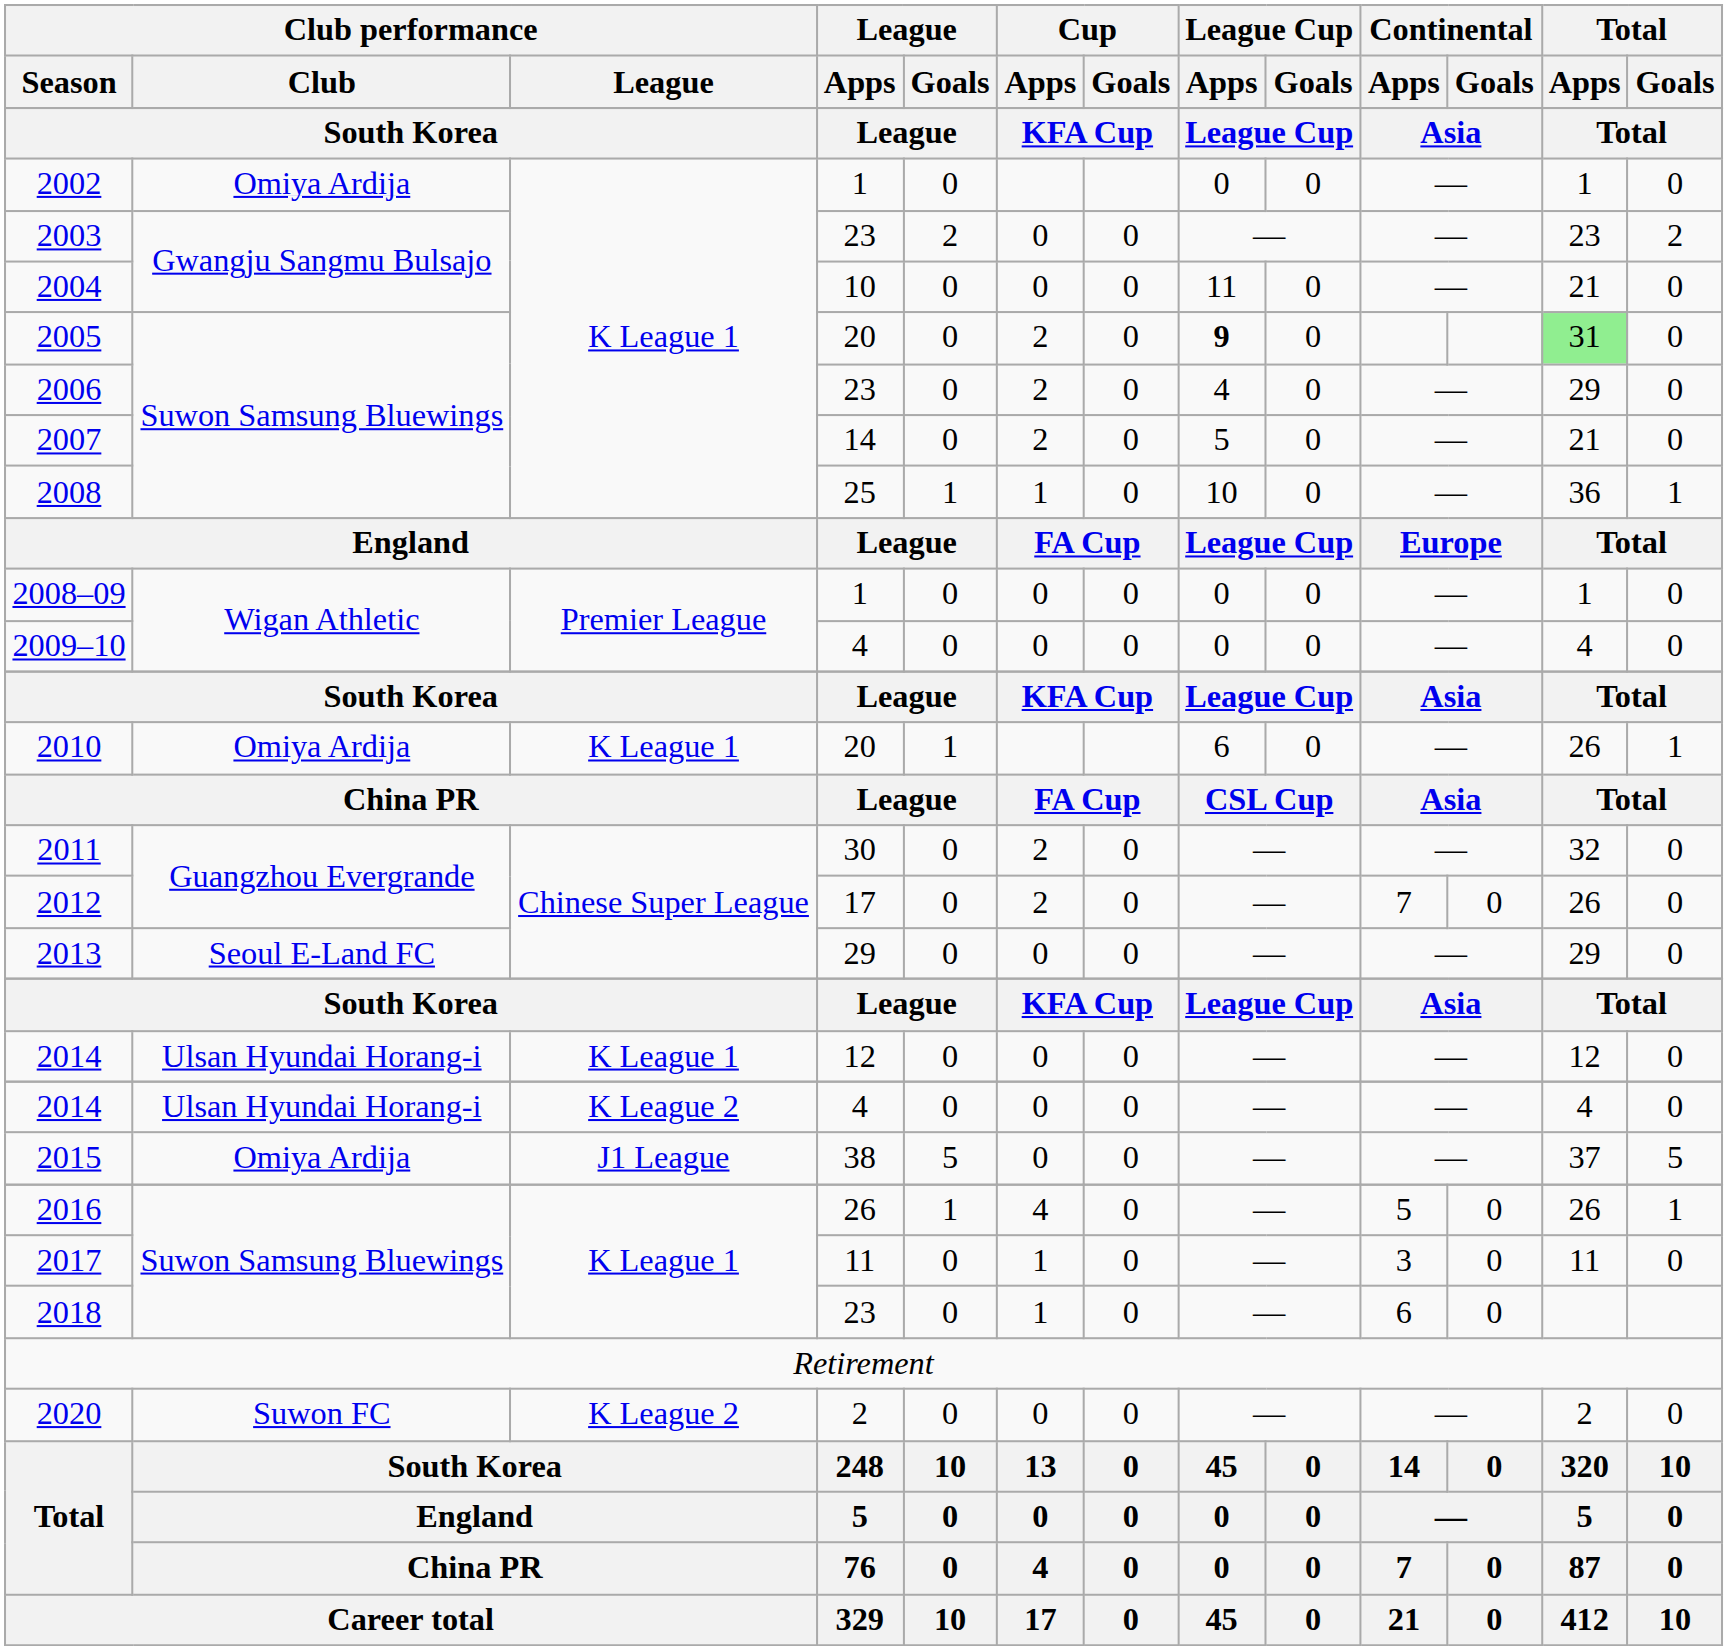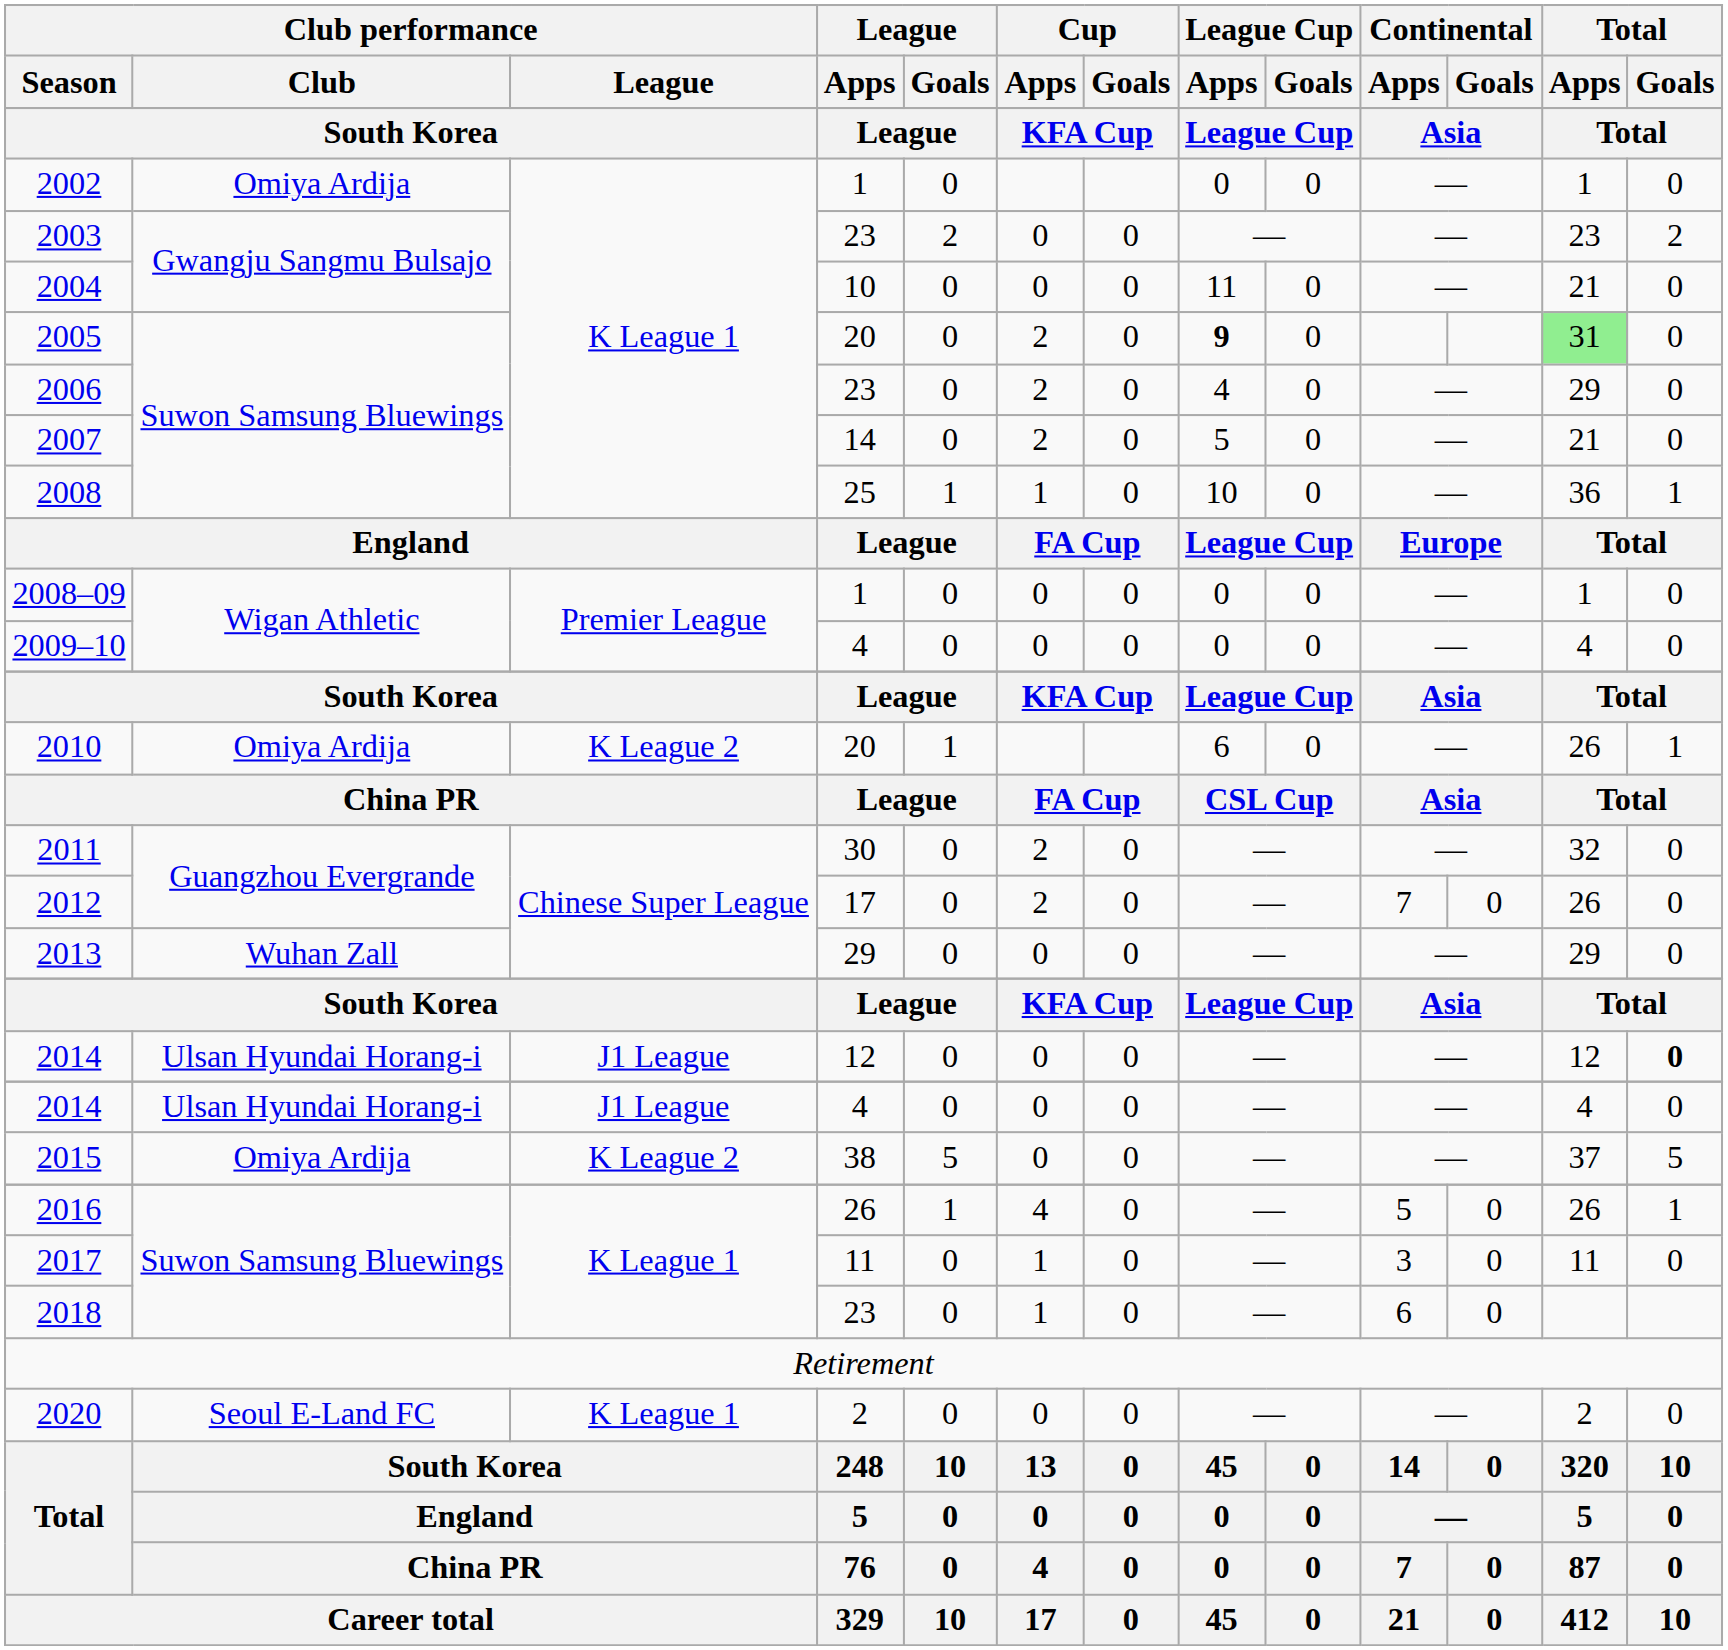(664, 747) K League 1 -> (664, 747) K League 2
(322, 952) Seoul E-Land FC -> (322, 952) Wuhan Zall
(664, 1055) K League 1 -> (663, 1055) J1 League
(1675, 1055) normal -> (1675, 1055) bold
(664, 1106) K League 2 -> (663, 1106) J1 League
(663, 1157) J1 League -> (664, 1157) K League 2
(322, 1414) Suwon FC -> (322, 1414) Seoul E-Land FC
(664, 1414) K League 2 -> (664, 1414) K League 1
